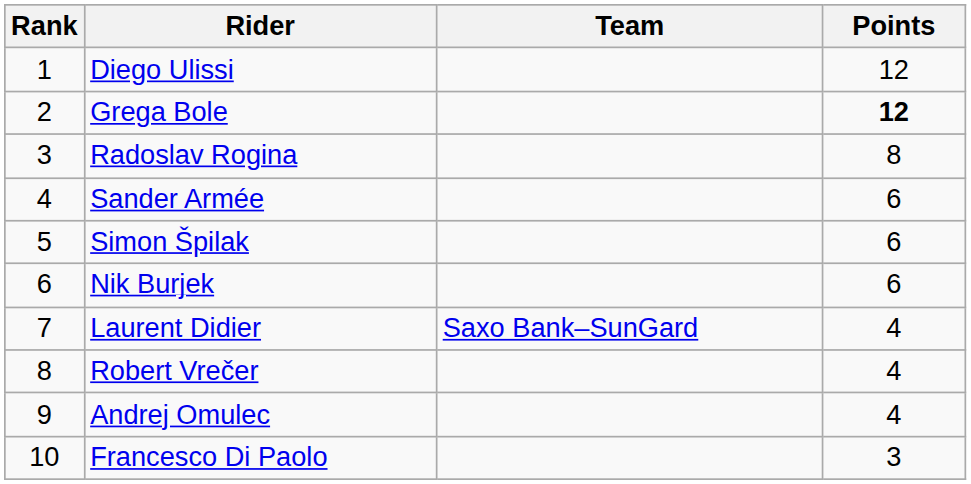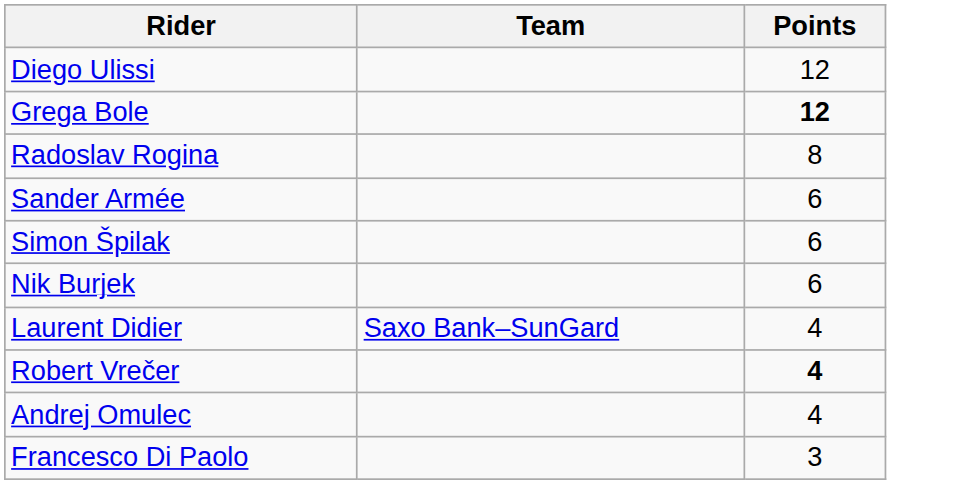- column: (44, 26)
(894, 371) normal -> (815, 371) bold
